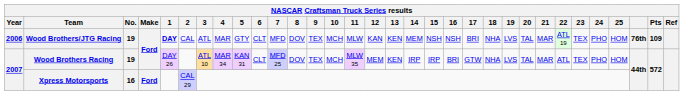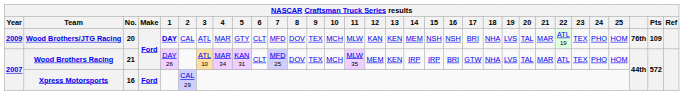(14, 39) 2006 -> (14, 39) 2009
(131, 39) 19 -> (131, 39) 20
(131, 59) 19 -> (131, 59) 21
